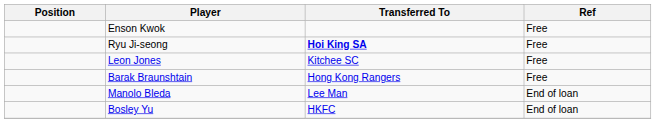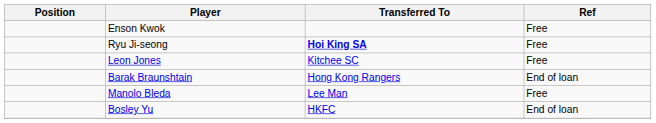(537, 77) Free -> (552, 77) End of loan
(552, 93) End of loan -> (537, 93) Free
